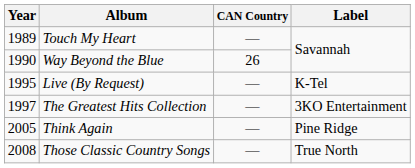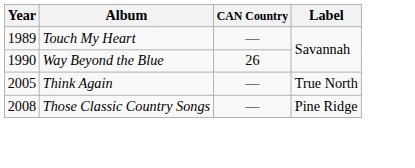- row: (93, 83)
- row: (125, 106)
(326, 128) Pine Ridge -> (326, 83) True North
(326, 151) True North -> (326, 106) Pine Ridge
